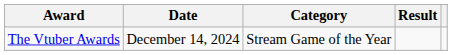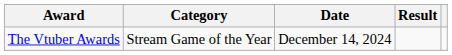columns swapped: (183, 15) <-> (319, 15)
